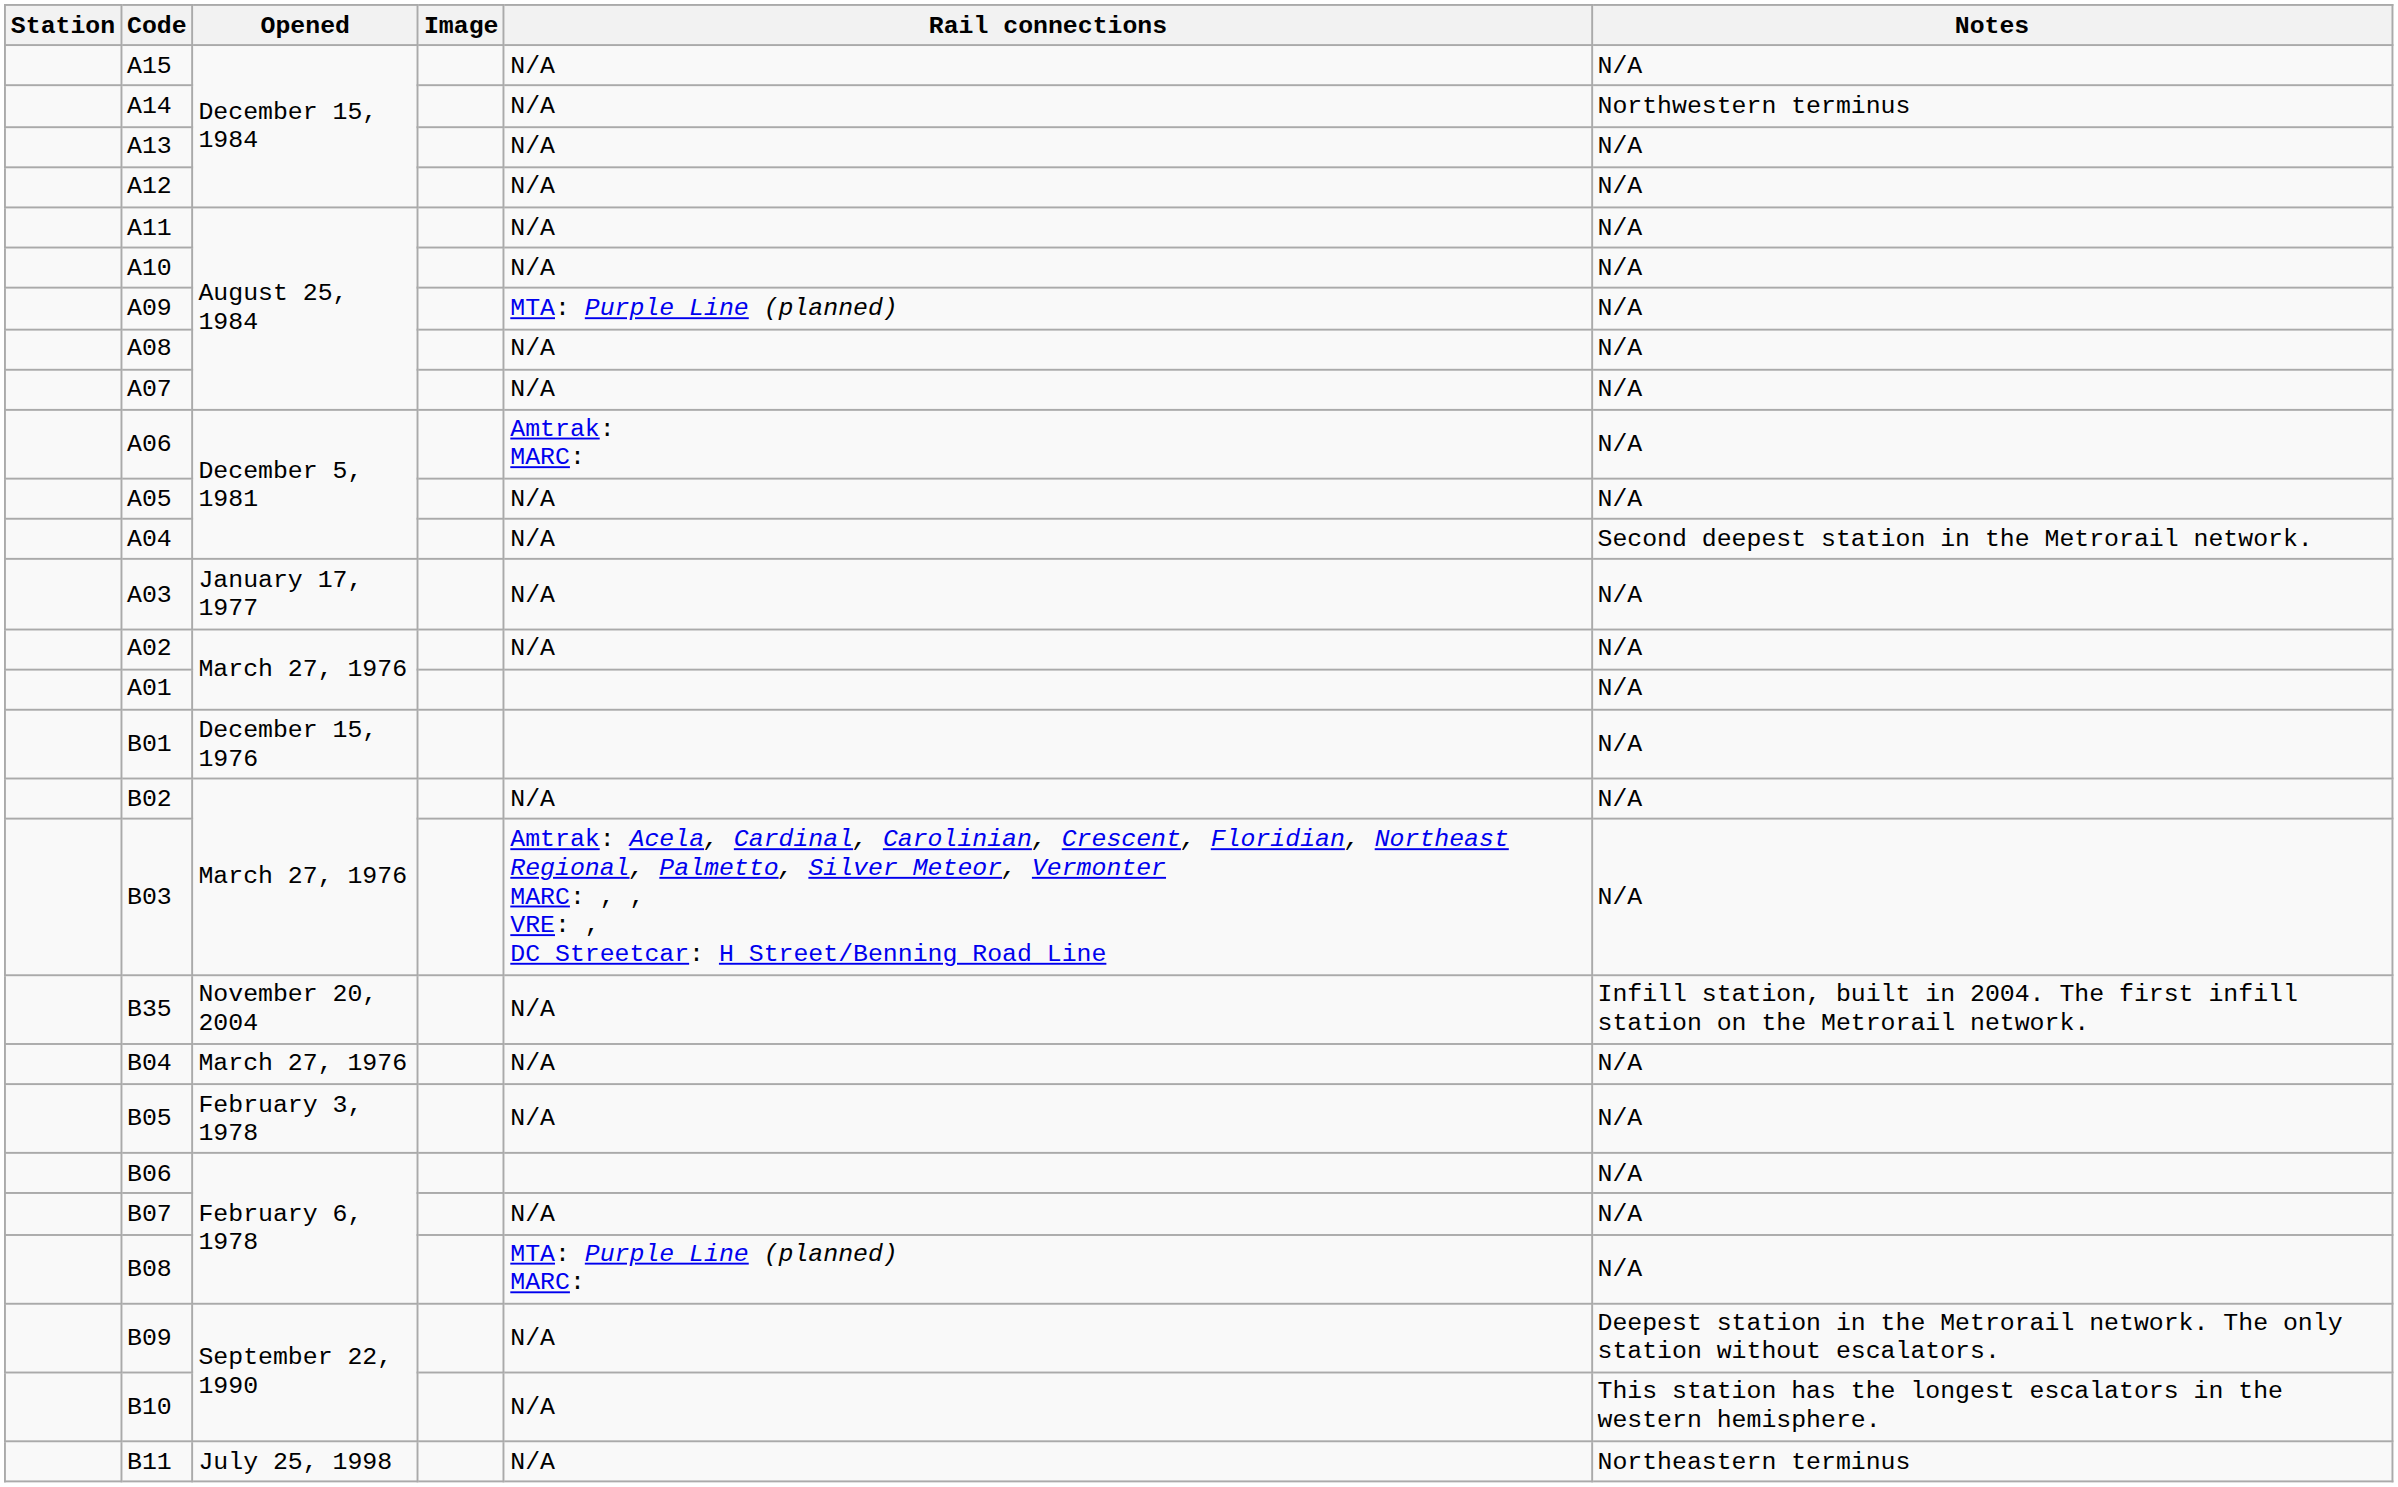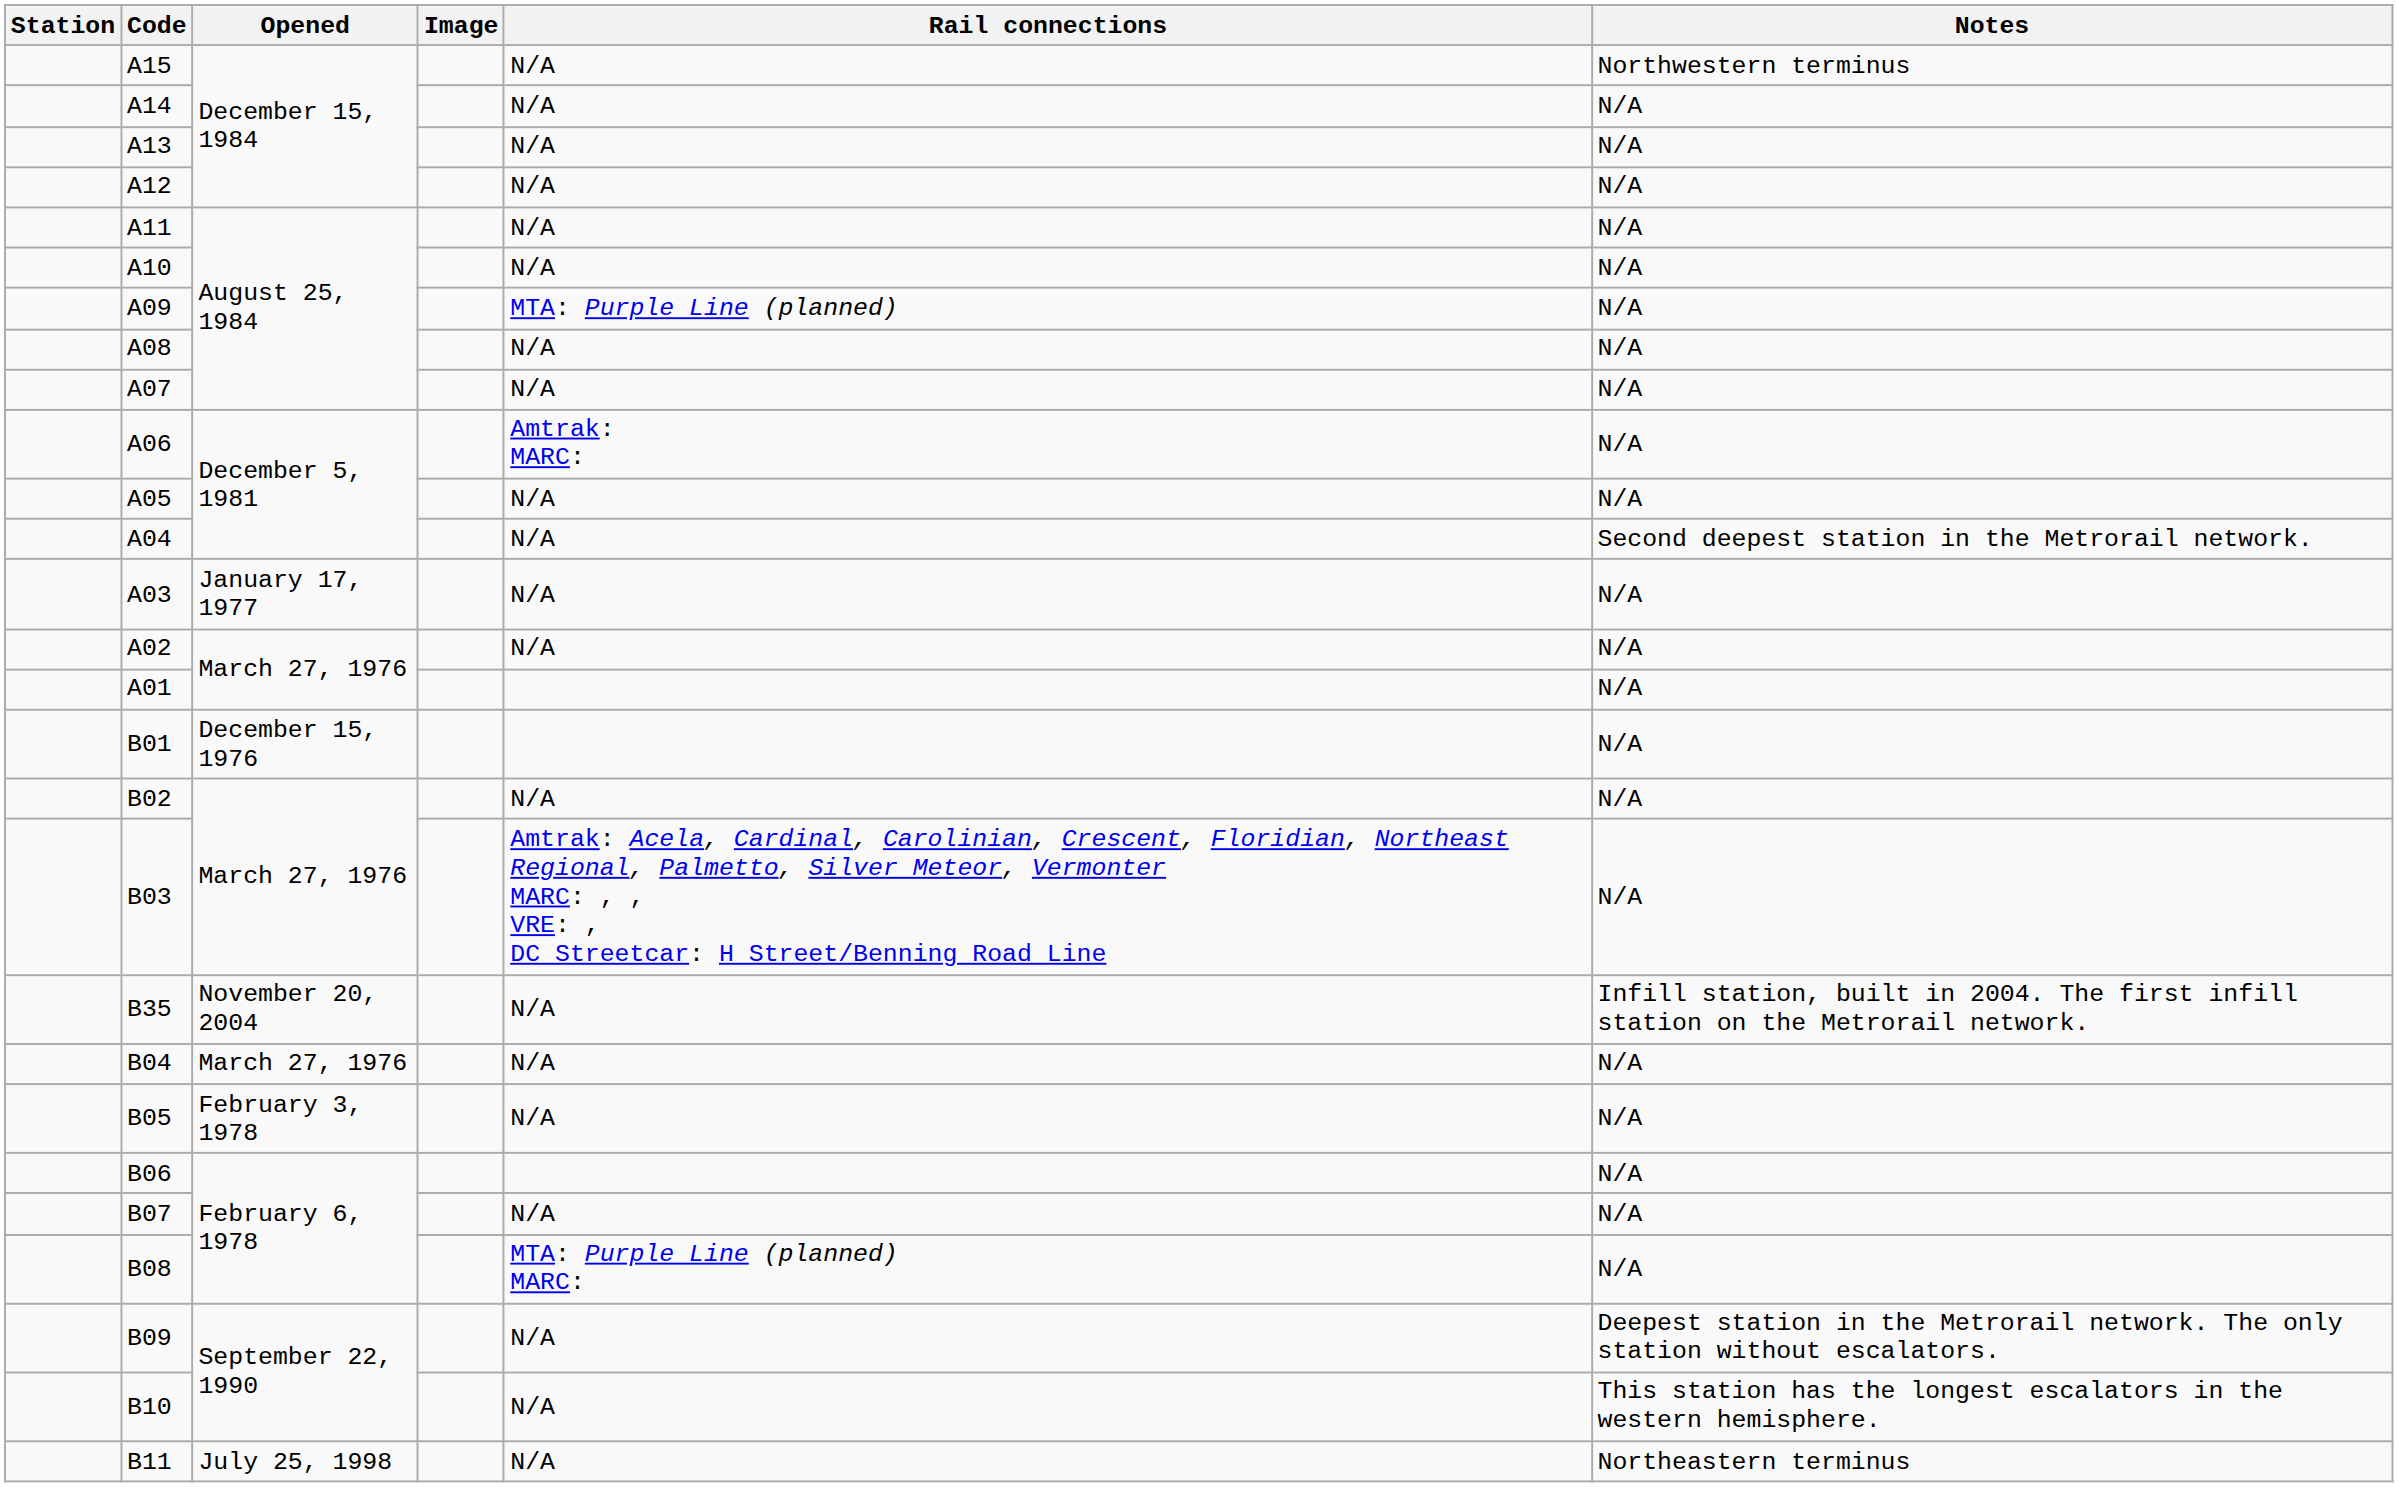(1620, 66) N/A -> (1754, 66) Northwestern terminus
(1754, 106) Northwestern terminus -> (1620, 106) N/A
